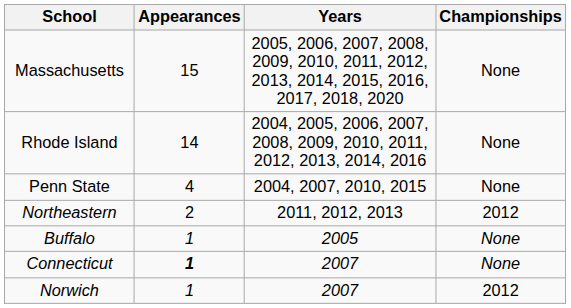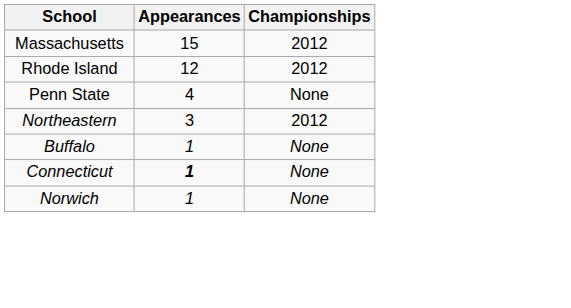- column: (340, 17)
(501, 70) None -> (309, 43) 2012
(189, 142) 14 -> (189, 69) 12
(501, 142) None -> (309, 69) 2012
(189, 212) 2 -> (189, 120) 3
(501, 290) 2012 -> (309, 198) None
